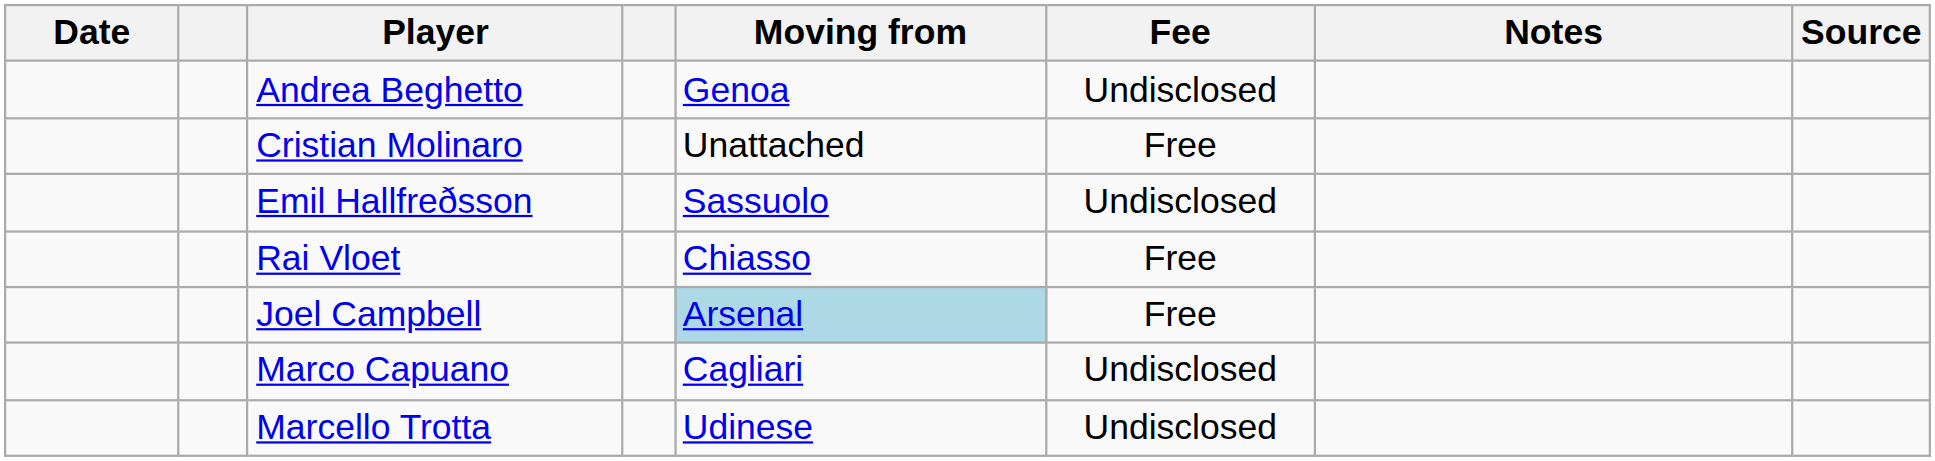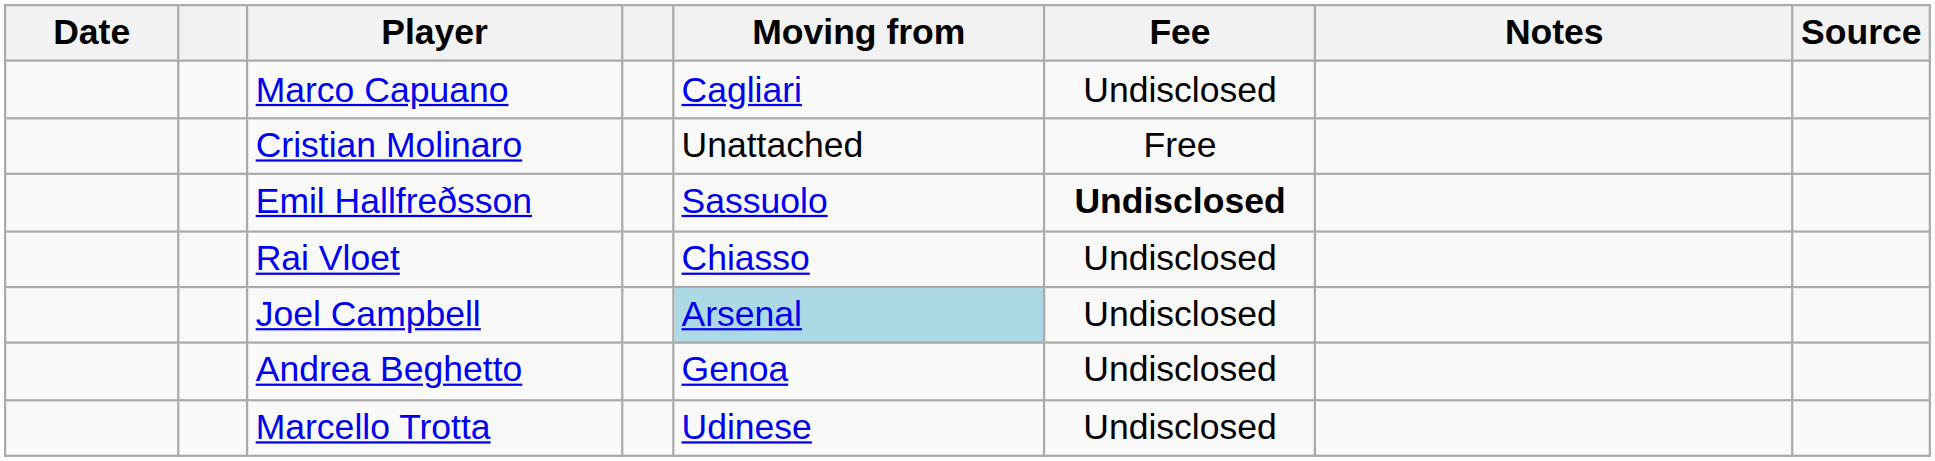rows swapped: (390, 88) <-> (383, 370)
(1180, 201) normal -> (1180, 201) bold
(1180, 257) Free -> (1180, 257) Undisclosed
(1180, 314) Free -> (1180, 314) Undisclosed
